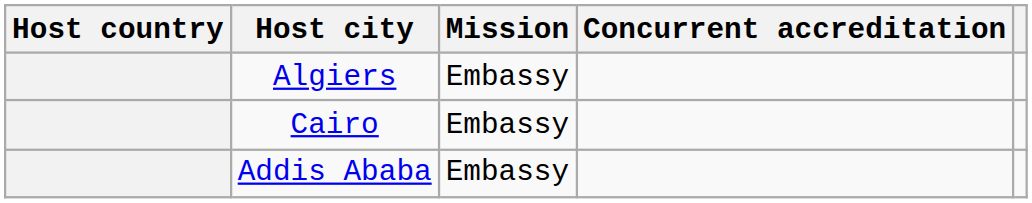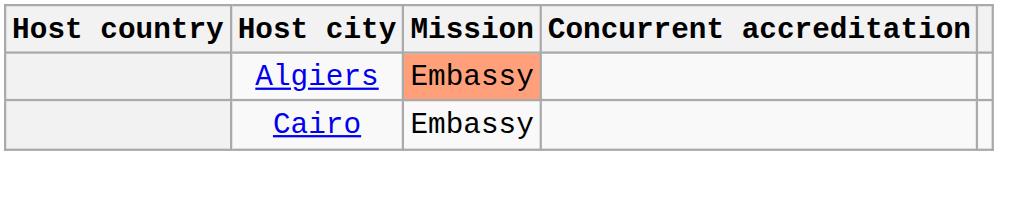(507, 77) no background -> (472, 77) lightsalmon background
- row: (335, 173)
